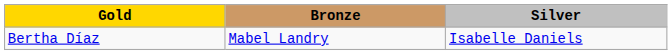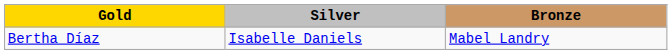columns swapped: (556, 16) <-> (335, 16)
